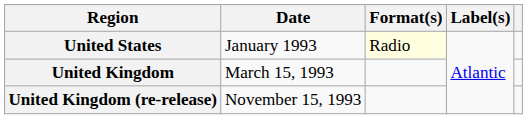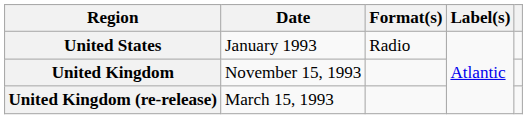(390, 45) lightyellow background -> (390, 45) no background
(279, 72) March 15, 1993 -> (293, 72) November 15, 1993
(293, 99) November 15, 1993 -> (279, 99) March 15, 1993
